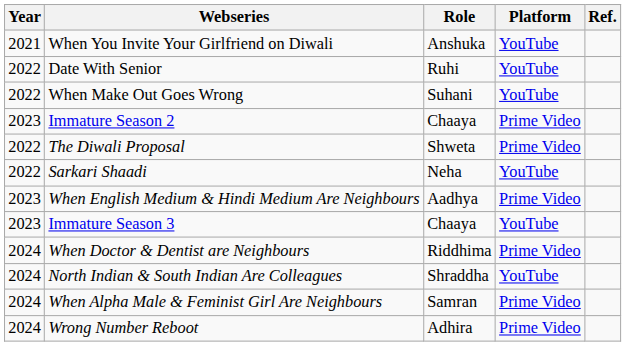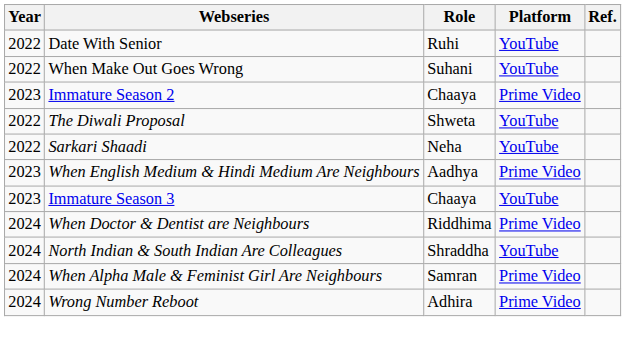- row: (191, 43)
(540, 146) Prime Video -> (529, 120) YouTube
